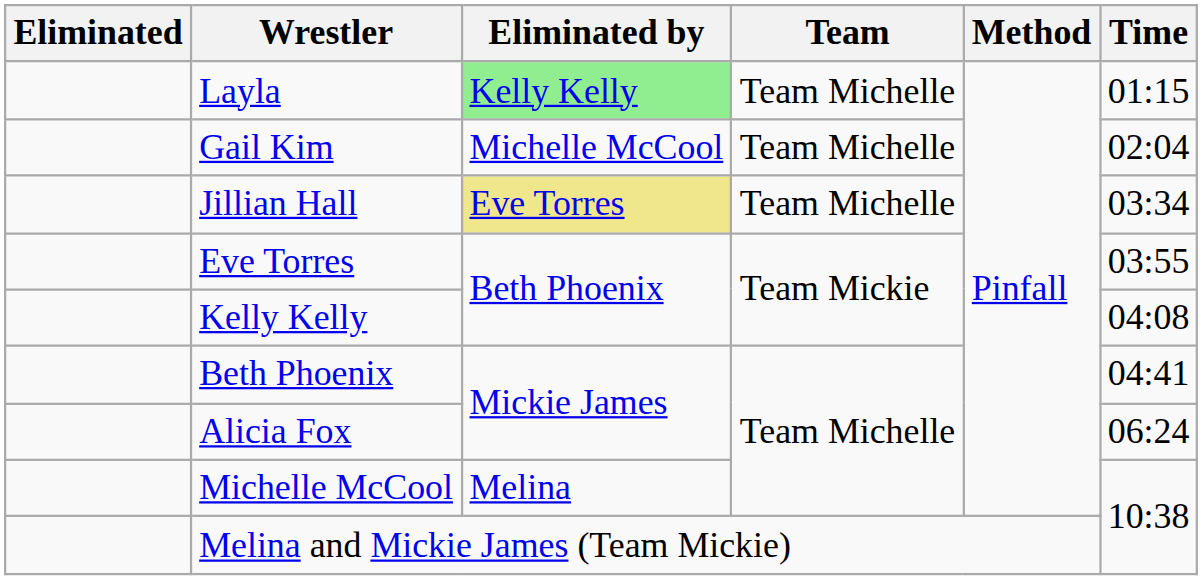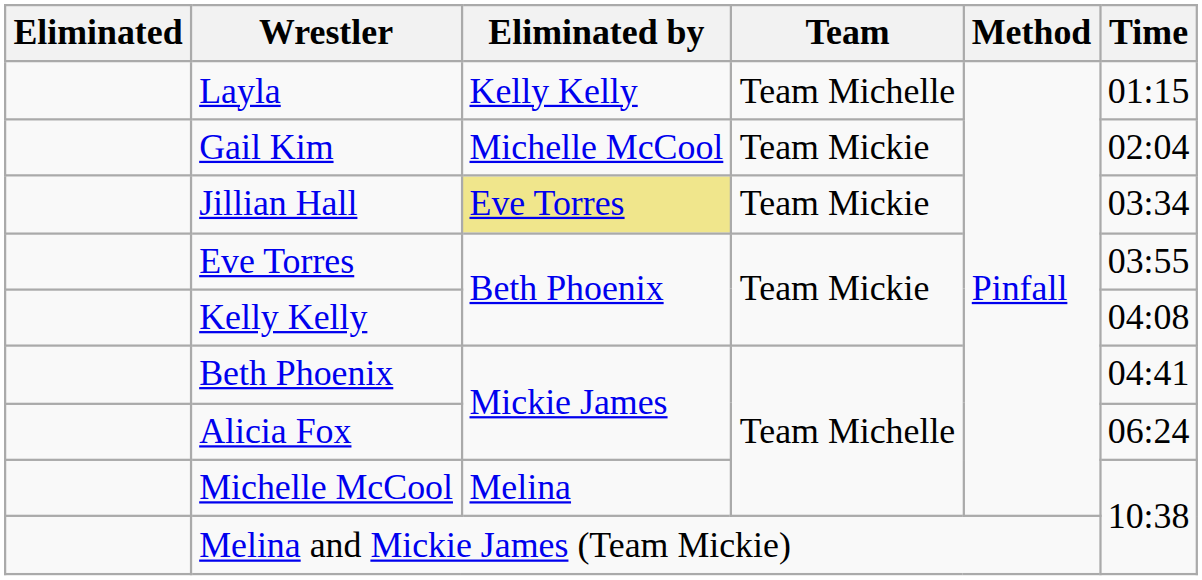(554, 89) lightgreen background -> (554, 89) no background
(848, 146) Team Michelle -> (835, 146) Team Mickie
(848, 203) Team Michelle -> (835, 203) Team Mickie
